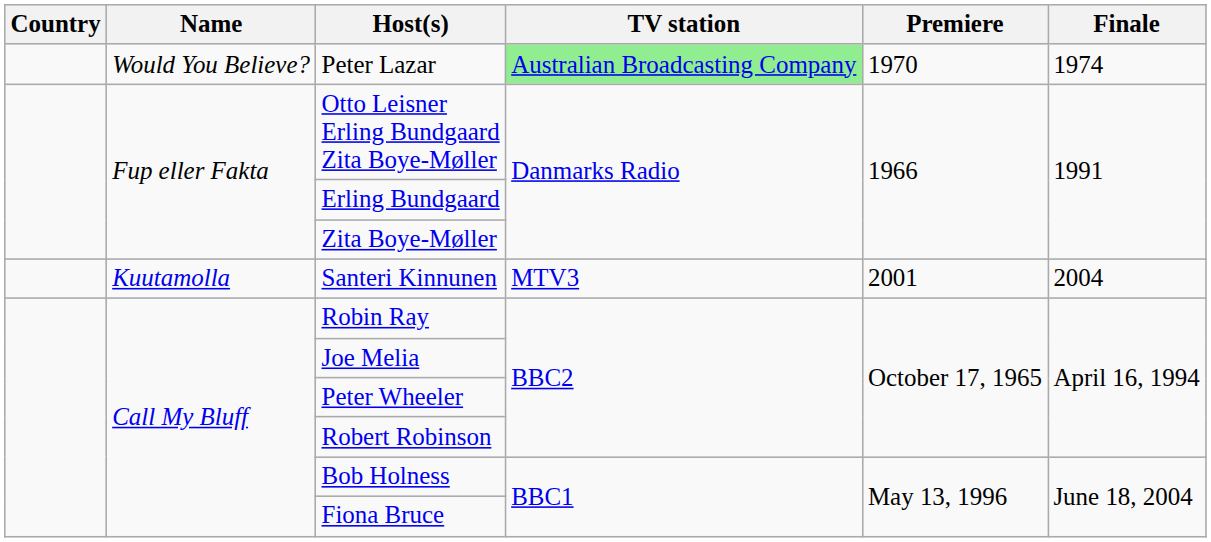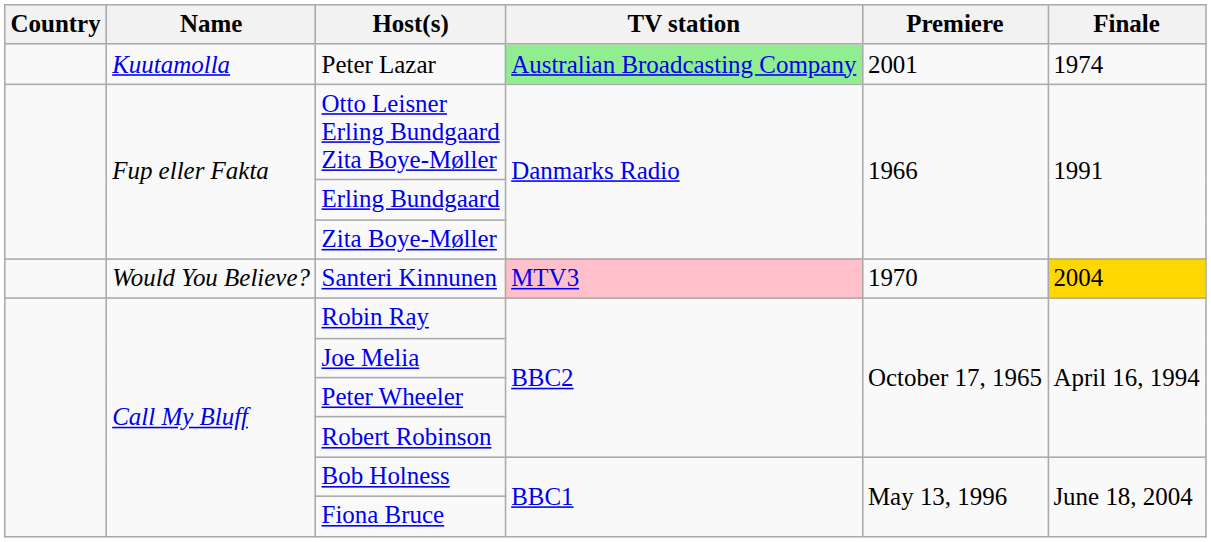(211, 63) Would You Believe? -> (171, 63) Kuutamοlla
(893, 63) 1970 -> (893, 63) 2001
(171, 278) Kuutamοlla -> (211, 278) Would You Believe?
(545, 278) no background -> (545, 278) pink background
(893, 278) 2001 -> (893, 278) 1970
(1078, 278) no background -> (1078, 278) gold background
